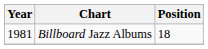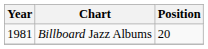(164, 34) 18 -> (164, 34) 20
